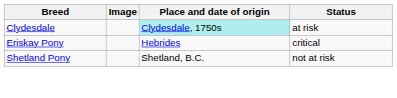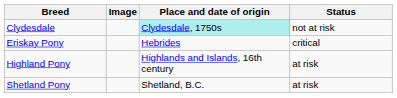(305, 27) at risk -> (313, 27) not at risk
+ row: (38, 64)
(313, 58) not at risk -> (305, 85) at risk
